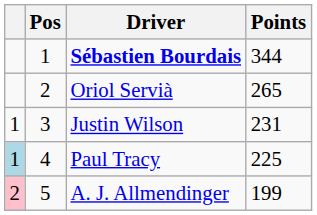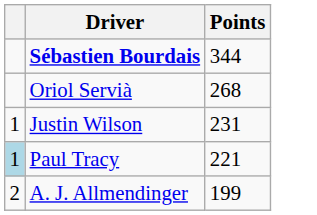- column: (45, 21)
(266, 90) 265 -> (225, 90) 268
(266, 159) 225 -> (225, 159) 221
(15, 193) pink background -> (15, 193) no background
